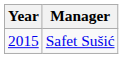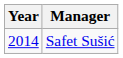(23, 41) 2015 -> (23, 41) 2014
